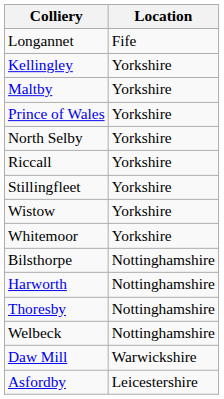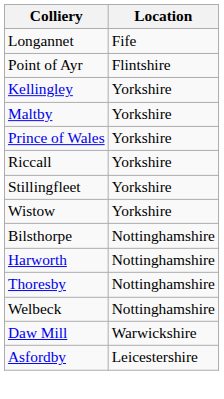+ row: (45, 65)
- row: (45, 138)
- row: (43, 235)
